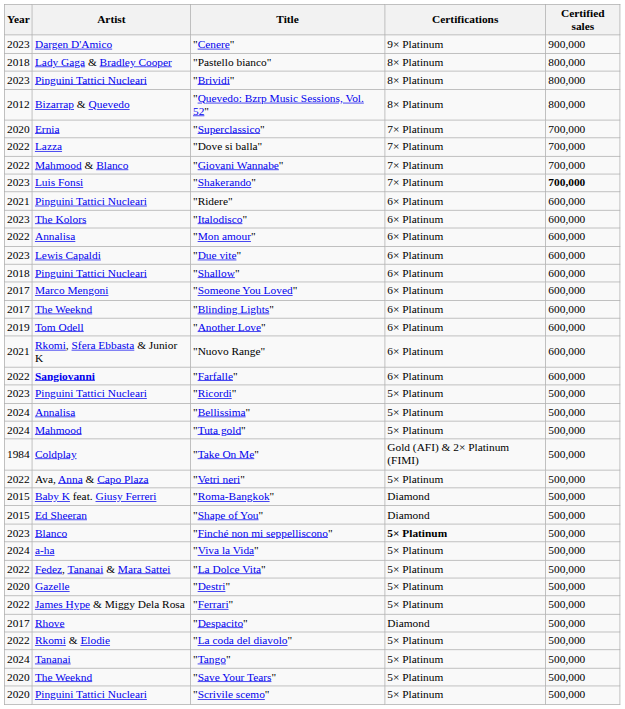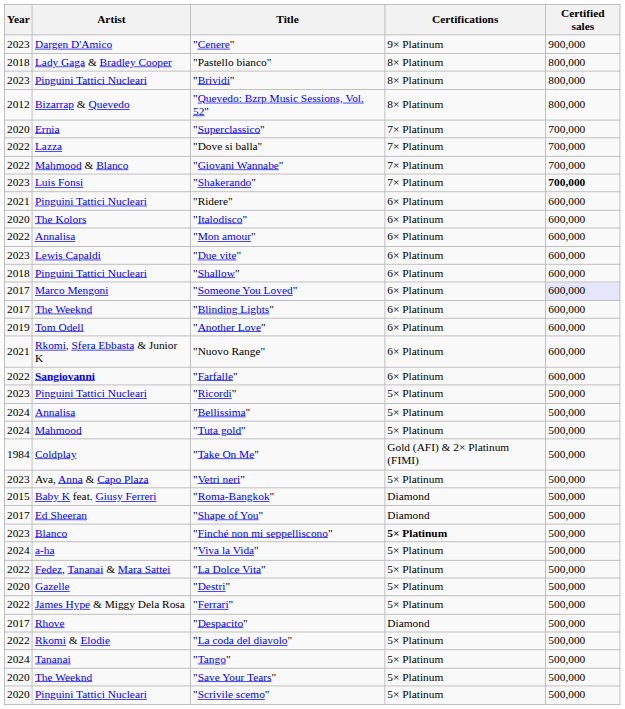(18, 219) 2023 -> (18, 219) 2020
(567, 291) no background -> (567, 291) lavender background
(18, 479) 2022 -> (18, 479) 2023
(18, 515) 2015 -> (18, 515) 2017
